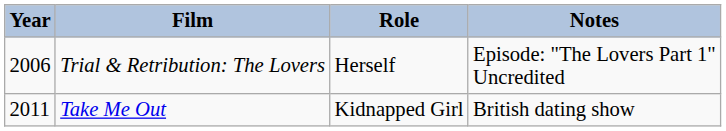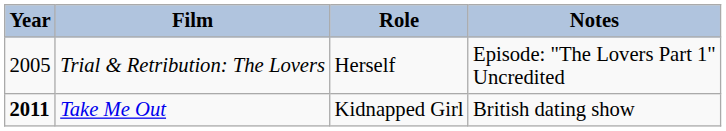(30, 65) 2006 -> (30, 65) 2005
(30, 109) normal -> (29, 109) bold
